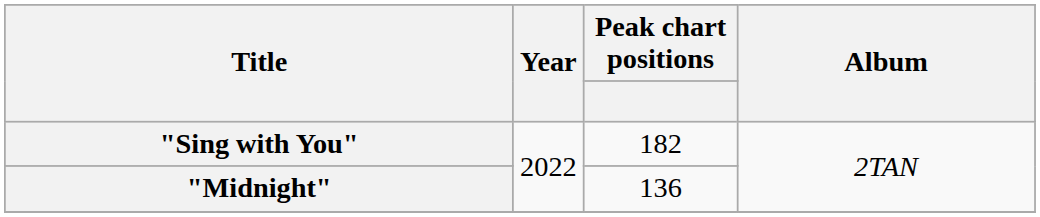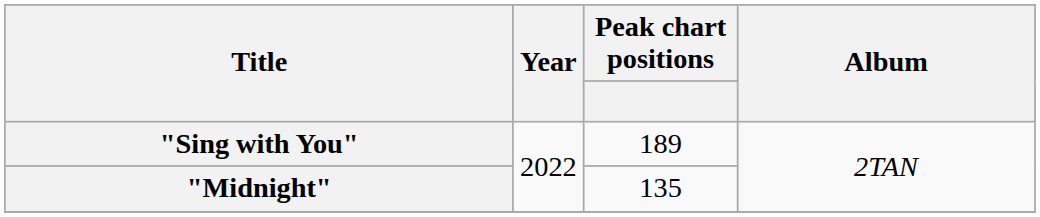(661, 143) 182 -> (661, 143) 189
(661, 188) 136 -> (661, 188) 135
